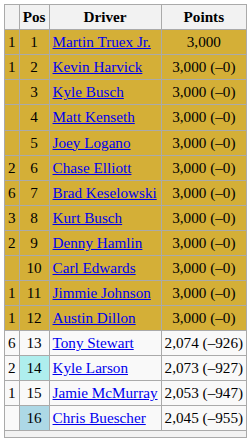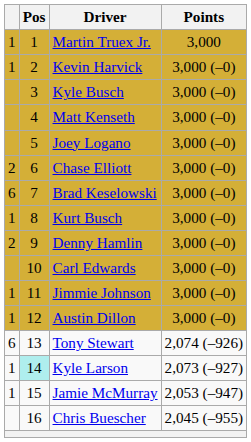(12, 217) 3 -> (12, 217) 1
(12, 368) 2 -> (12, 368) 1
(34, 418) lightblue background -> (34, 418) no background
